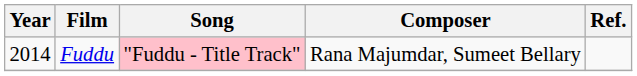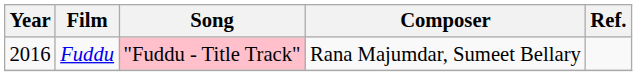(30, 53) 2014 -> (30, 53) 2016
